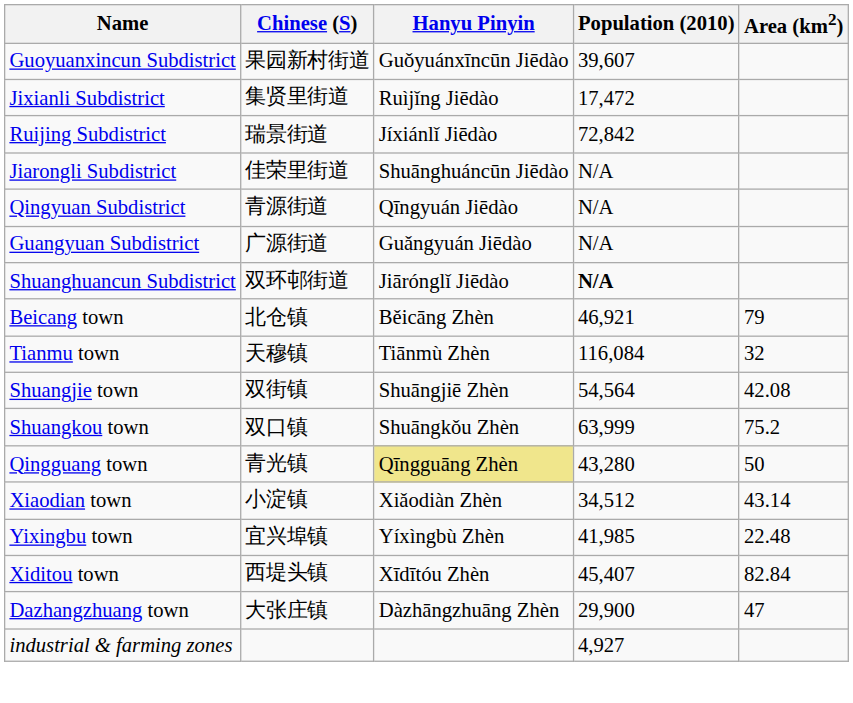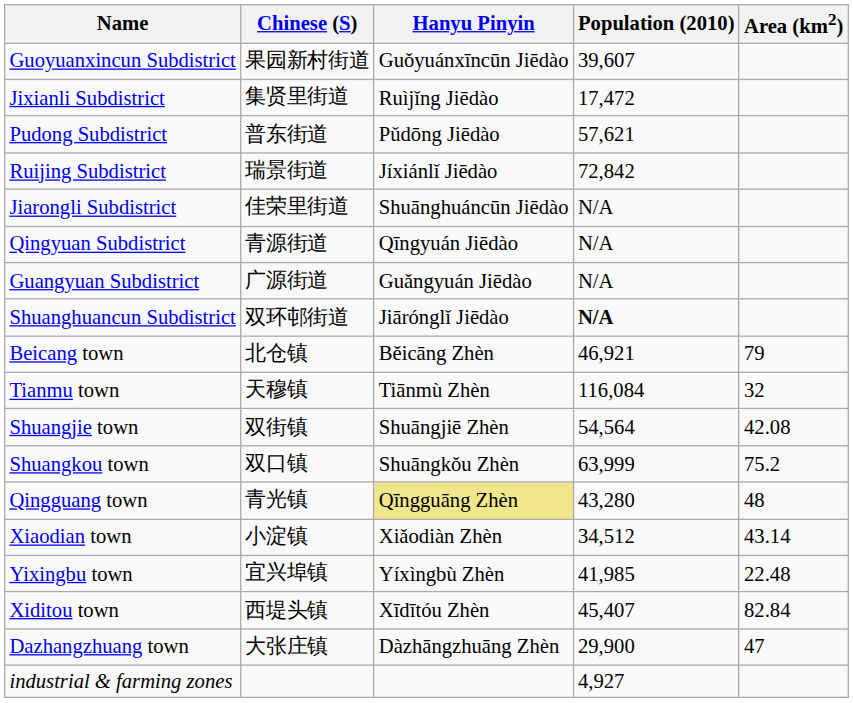+ row: (88, 134)
(754, 463) 50 -> (754, 500) 48
